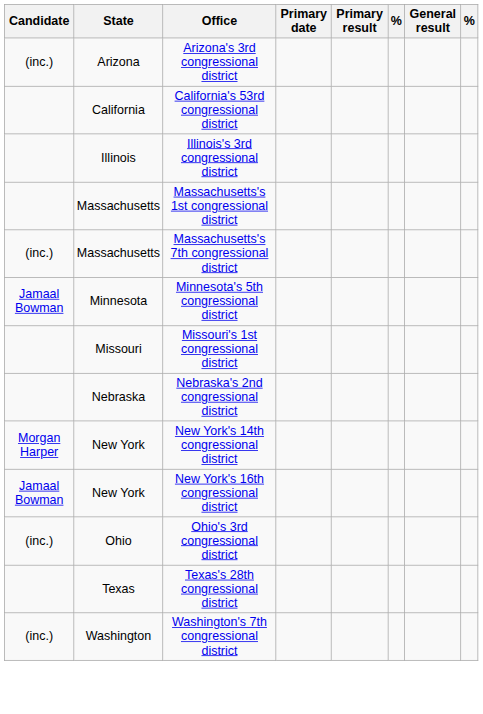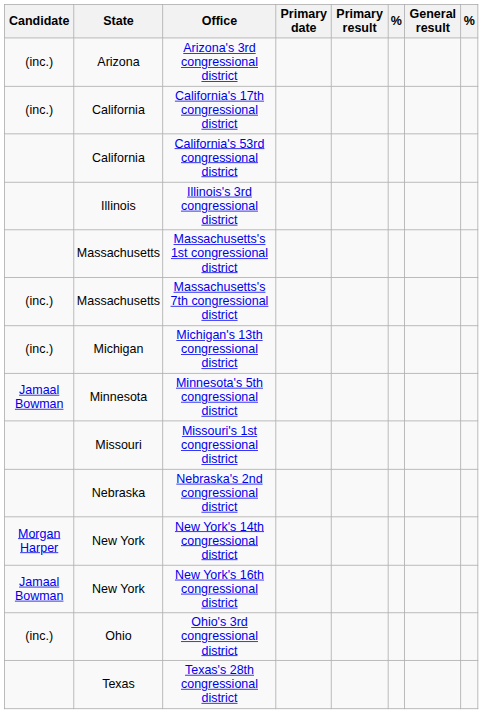+ row: (219, 110)
+ row: (219, 349)
- row: (219, 636)
